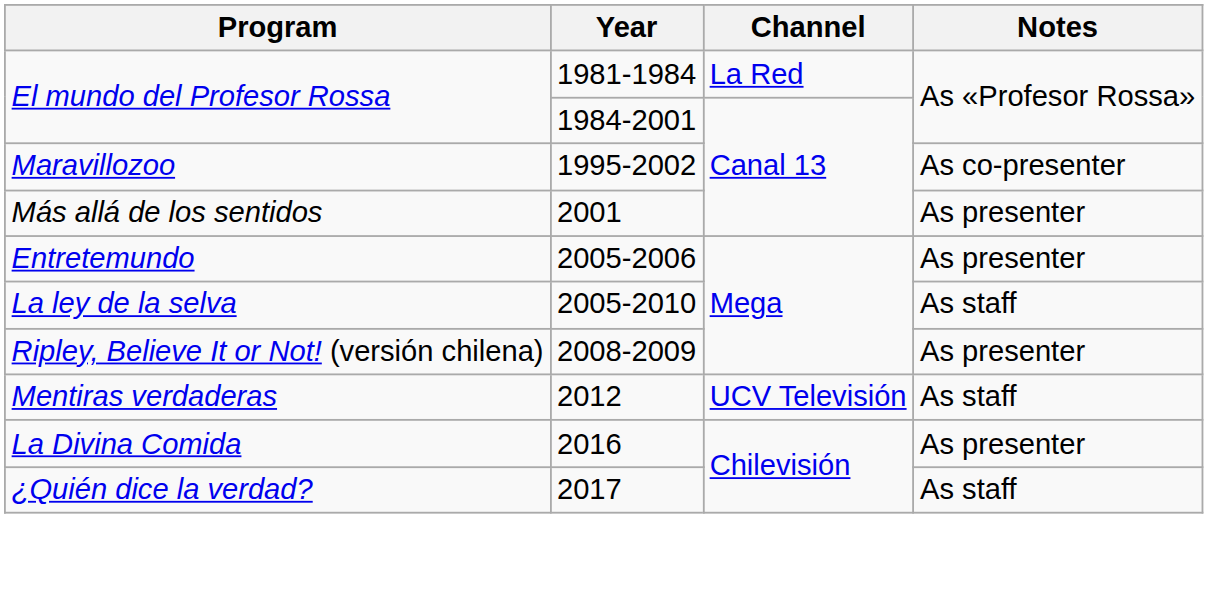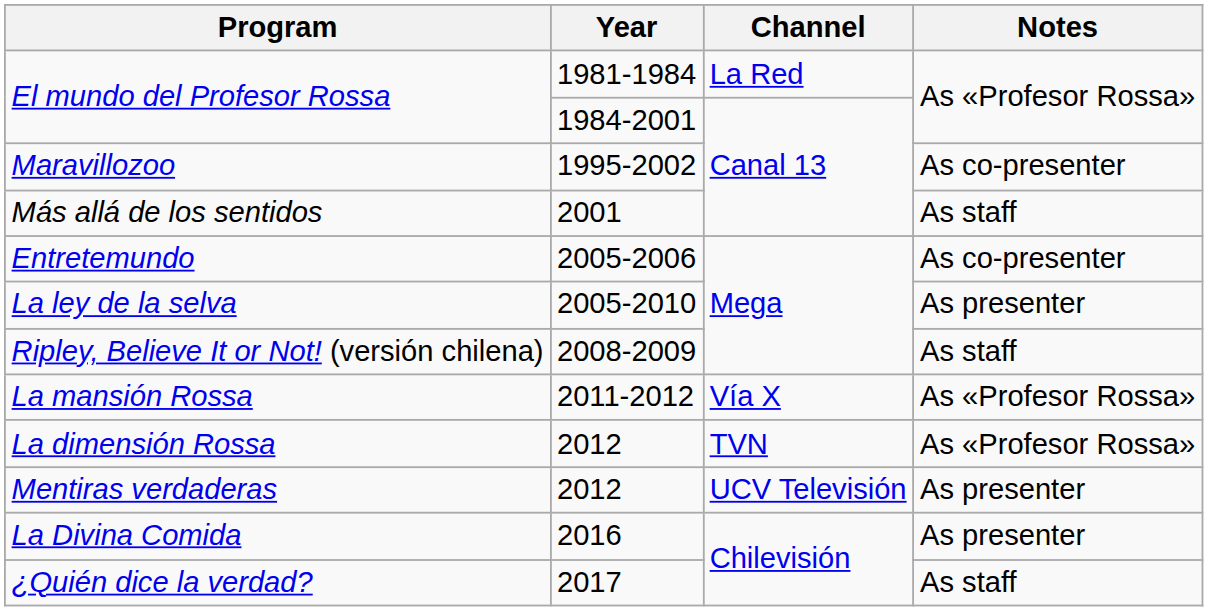(1003, 212) As presenter -> (968, 212) As staff
(1003, 258) As presenter -> (1023, 258) As co-presenter
(968, 304) As staff -> (1003, 304) As presenter
(1003, 350) As presenter -> (968, 350) As staff
+ row: (132, 397)
+ row: (144, 443)
(968, 397) As staff -> (1003, 489) As presenter
